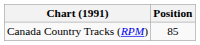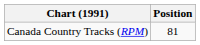(173, 31) 85 -> (173, 31) 81
